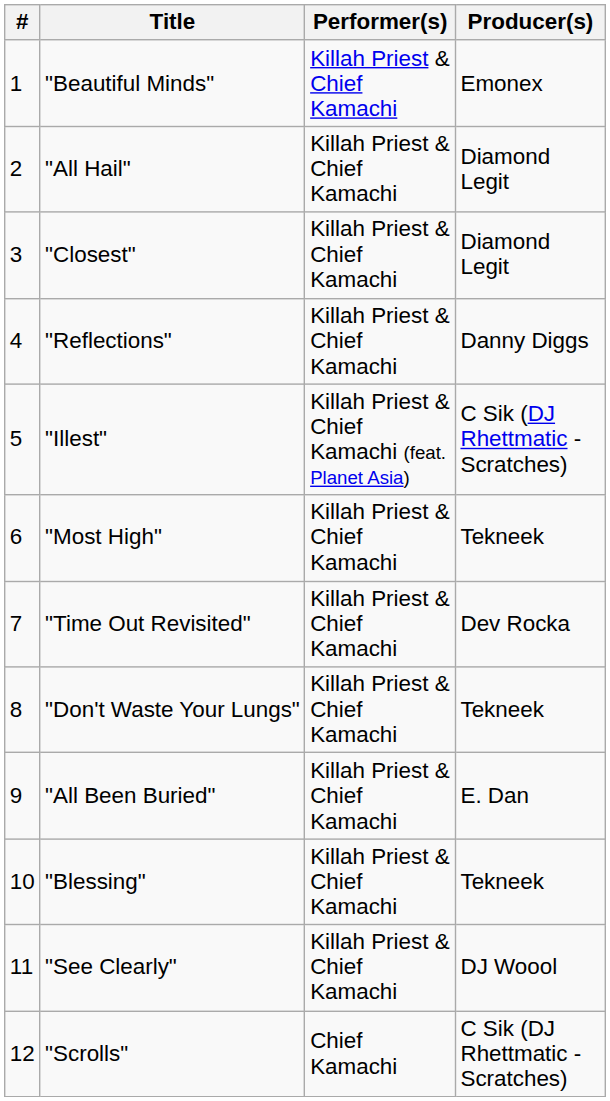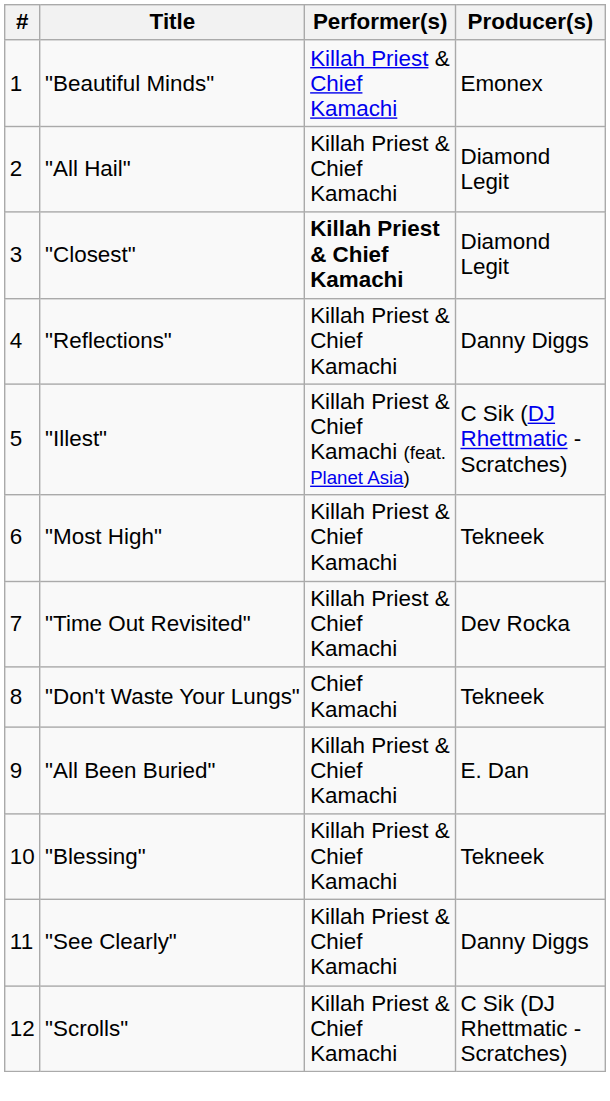(380, 254) normal -> (375, 254) bold
(380, 709) Killah Priest & Chief Kamachi -> (354, 697) Chief Kamachi
(509, 967) DJ Woool -> (525, 942) Danny Diggs
(354, 1053) Chief Kamachi -> (380, 1028) Killah Priest & Chief Kamachi
